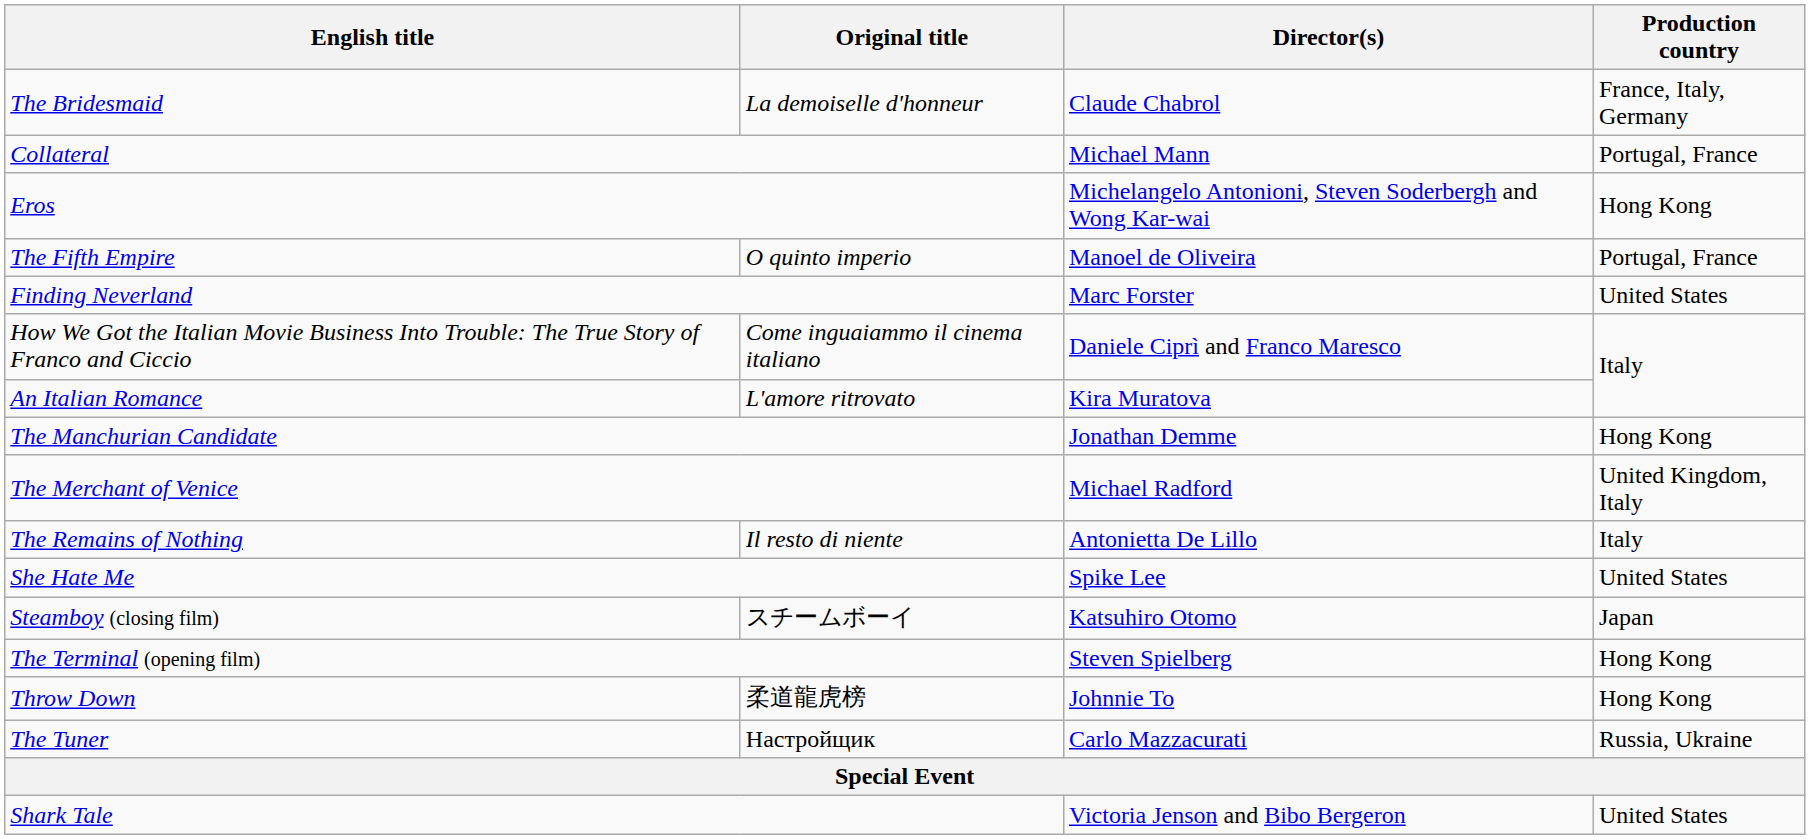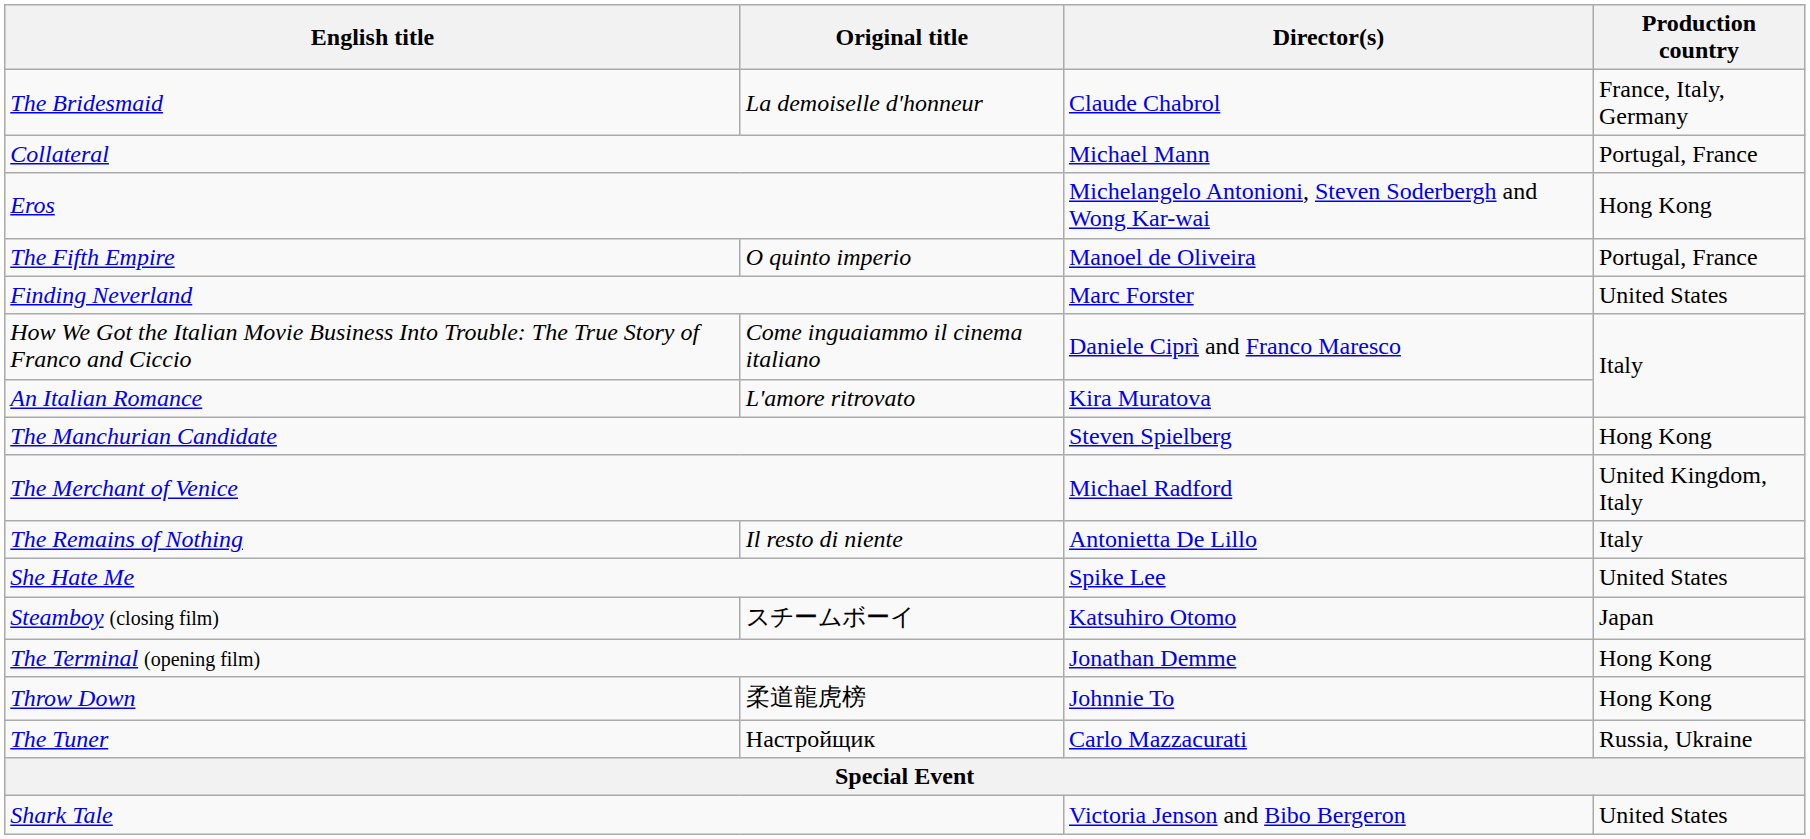(1153, 436) Jonathan Demme -> (1150, 436) Steven Spielberg
(1150, 657) Steven Spielberg -> (1153, 657) Jonathan Demme
